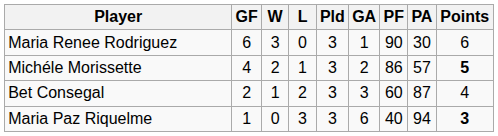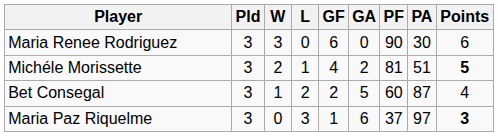columns swapped: (332, 17) <-> (247, 17)
(364, 42) 1 -> (364, 42) 0
(394, 67) 86 -> (394, 67) 81
(422, 67) 57 -> (422, 67) 51
(364, 93) 3 -> (364, 93) 5
(394, 118) 40 -> (394, 118) 37
(422, 118) 94 -> (422, 118) 97
